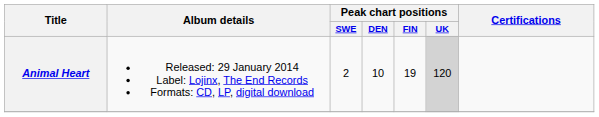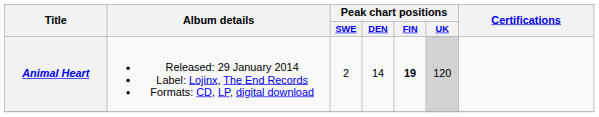(378, 74) 10 -> (378, 74) 14
(410, 74) normal -> (410, 74) bold
